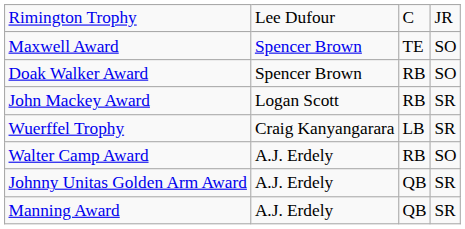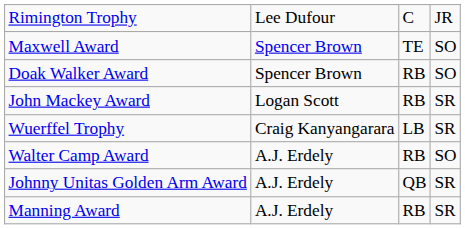(414, 210) QB -> (414, 210) RB
